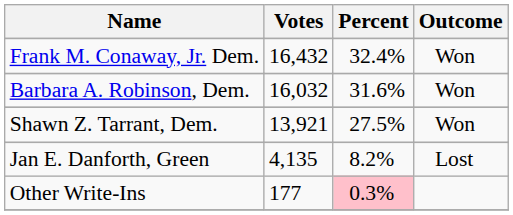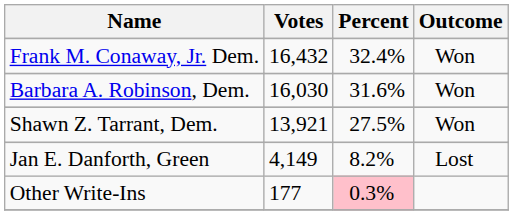(299, 90) 16,032 -> (299, 90) 16,030
(293, 158) 4,135 -> (293, 158) 4,149
